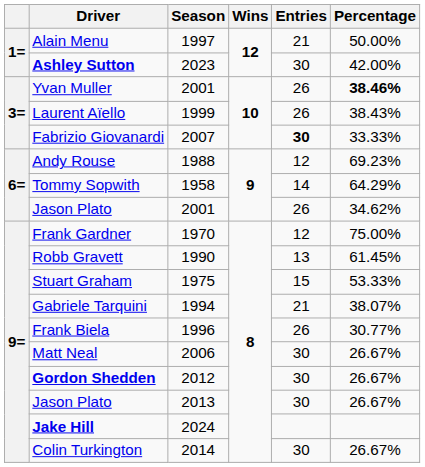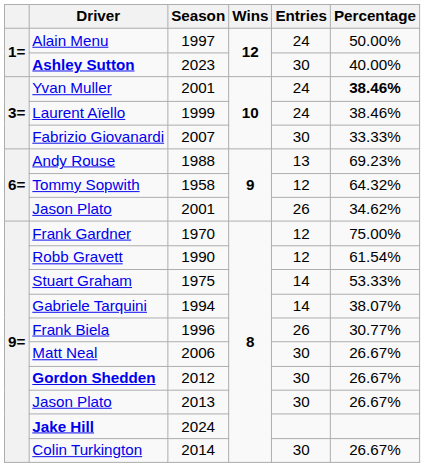(301, 40) 21 -> (301, 40) 24
(375, 64) 42.00% -> (375, 64) 40.00%
(301, 88) 26 -> (301, 88) 24
(301, 112) 26 -> (301, 112) 24
(375, 112) 38.43% -> (375, 112) 38.46%
(301, 137) bold -> (301, 137) normal
(301, 161) 12 -> (301, 161) 13
(301, 185) 14 -> (301, 185) 12
(375, 185) 64.29% -> (375, 185) 64.32%
(301, 257) 13 -> (301, 257) 12
(375, 257) 61.45% -> (375, 257) 61.54%
(301, 281) 15 -> (301, 281) 14
(301, 305) 21 -> (301, 305) 14
